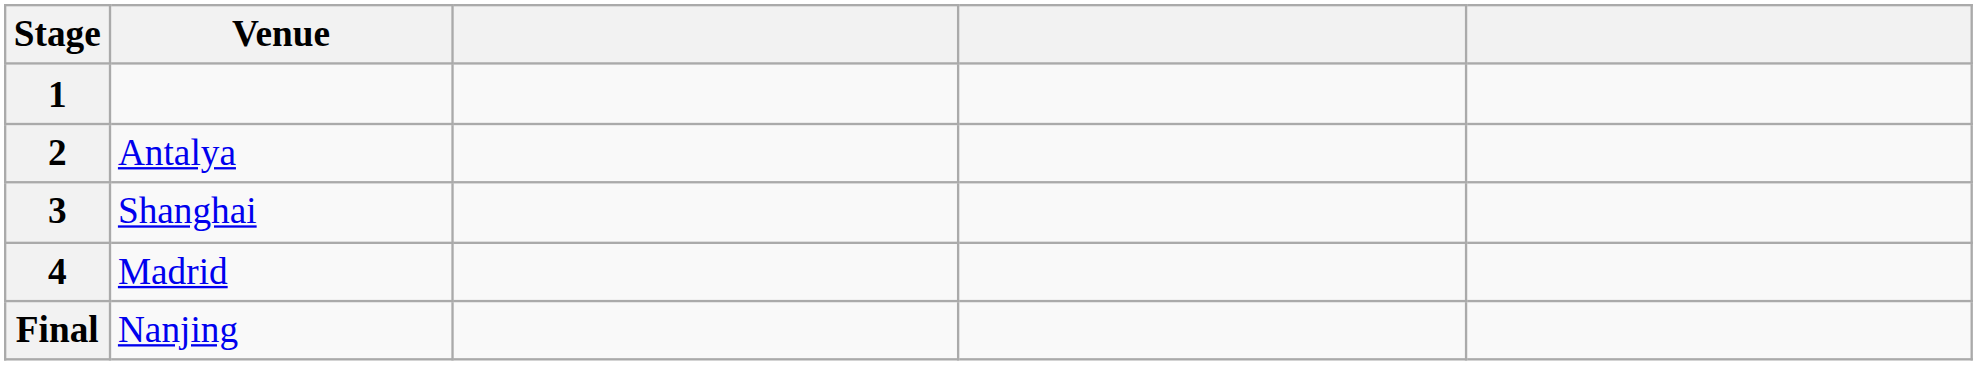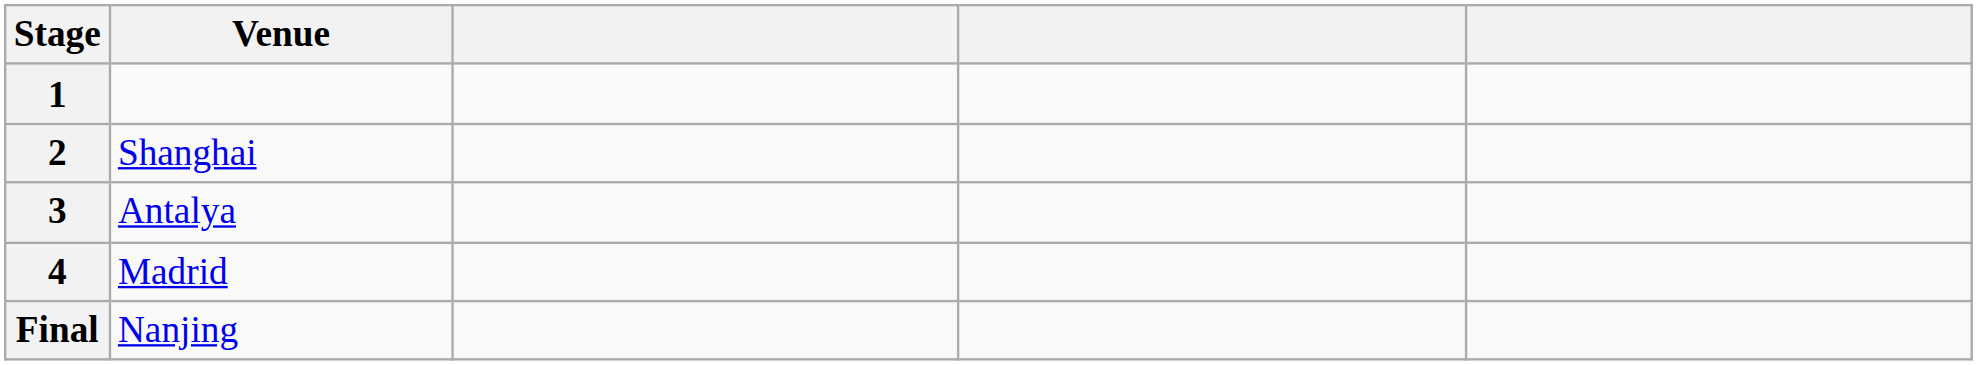(177, 152) Antalya -> (187, 152) Shanghai
(187, 211) Shanghai -> (177, 211) Antalya
